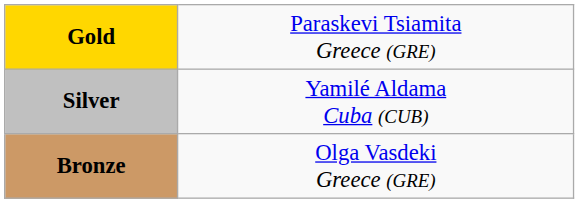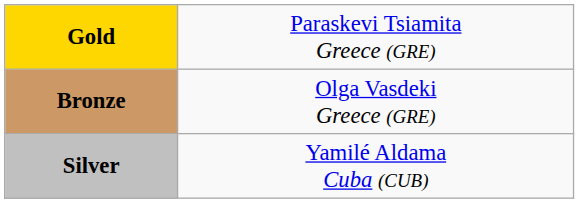rows swapped: (91, 100) <-> (91, 165)
